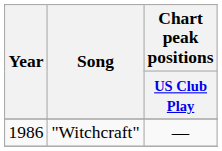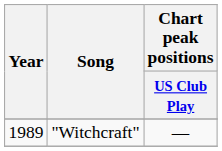(26, 132) 1986 -> (26, 132) 1989
